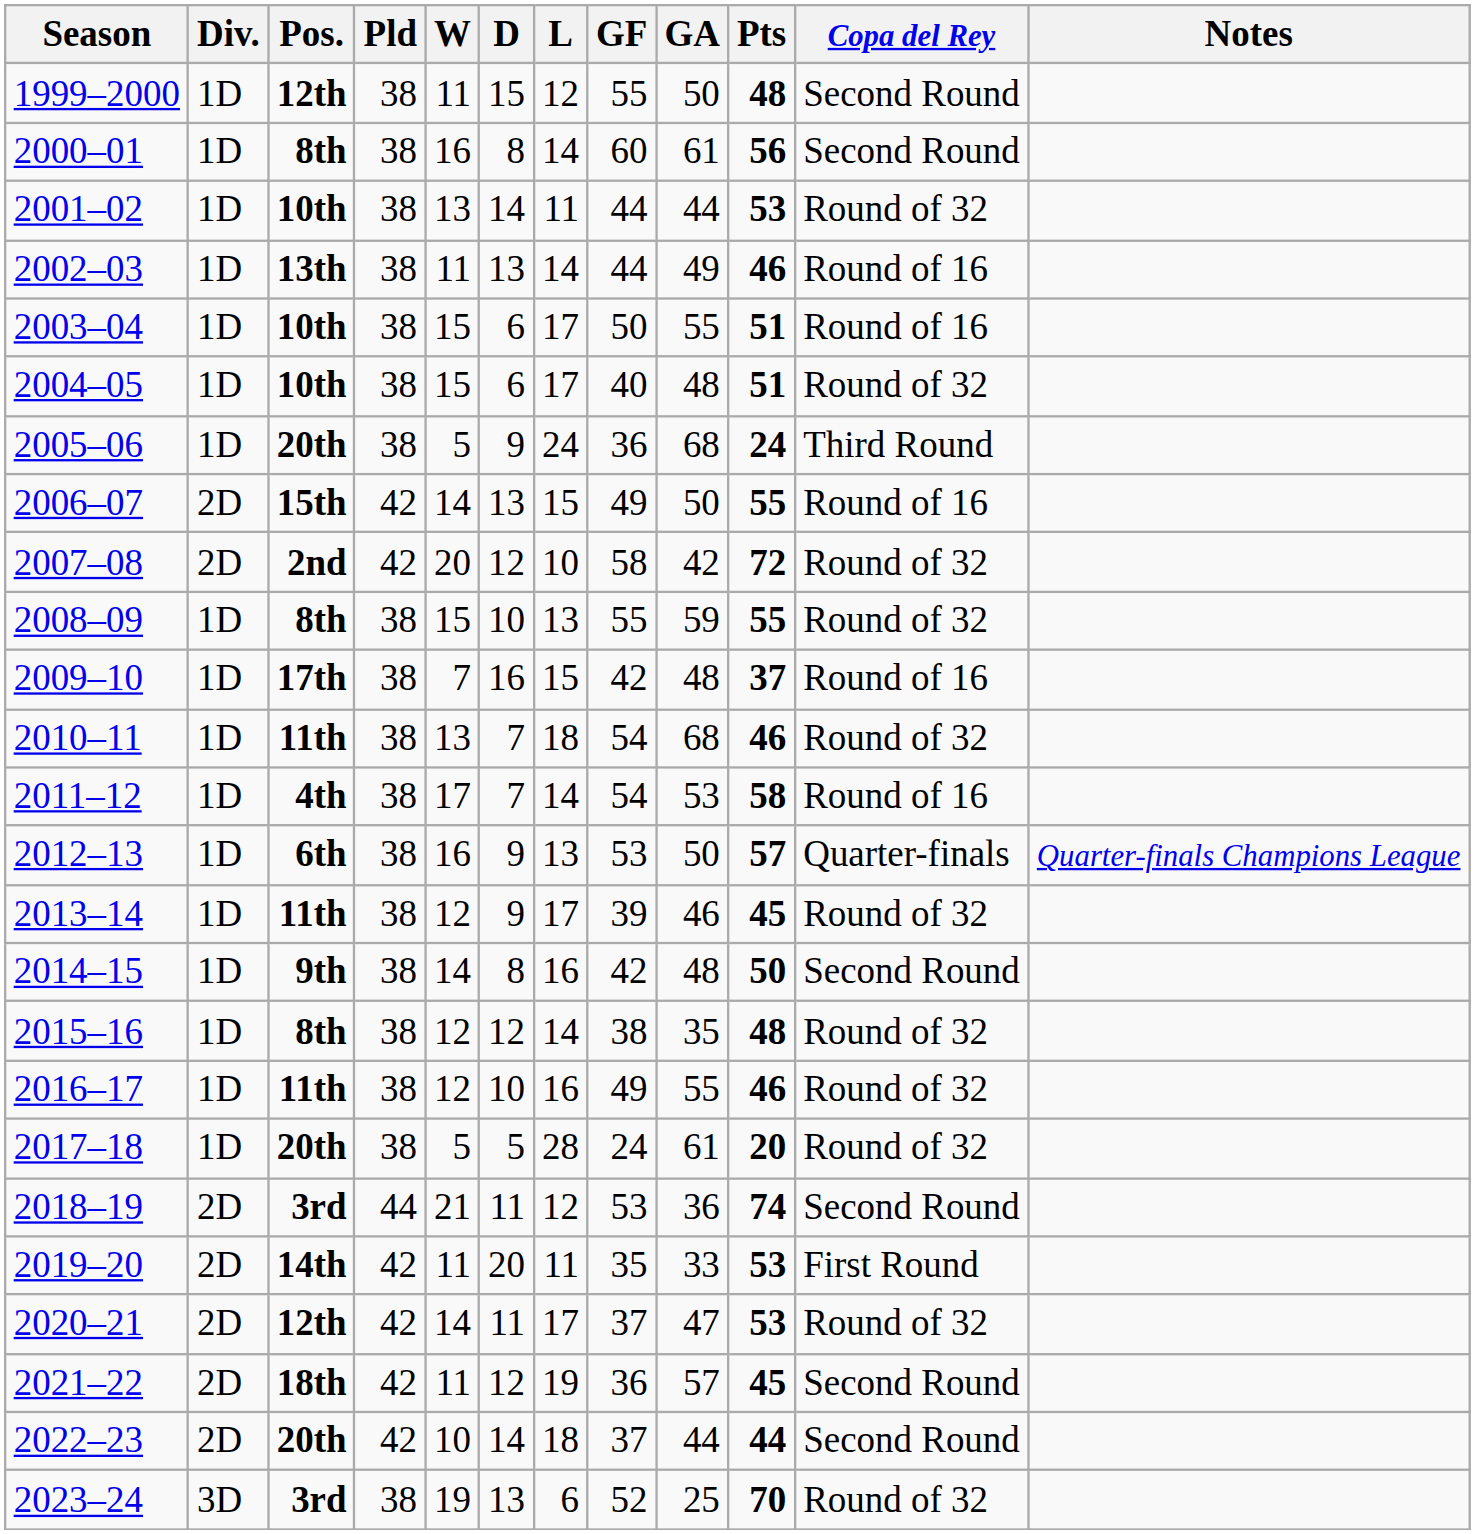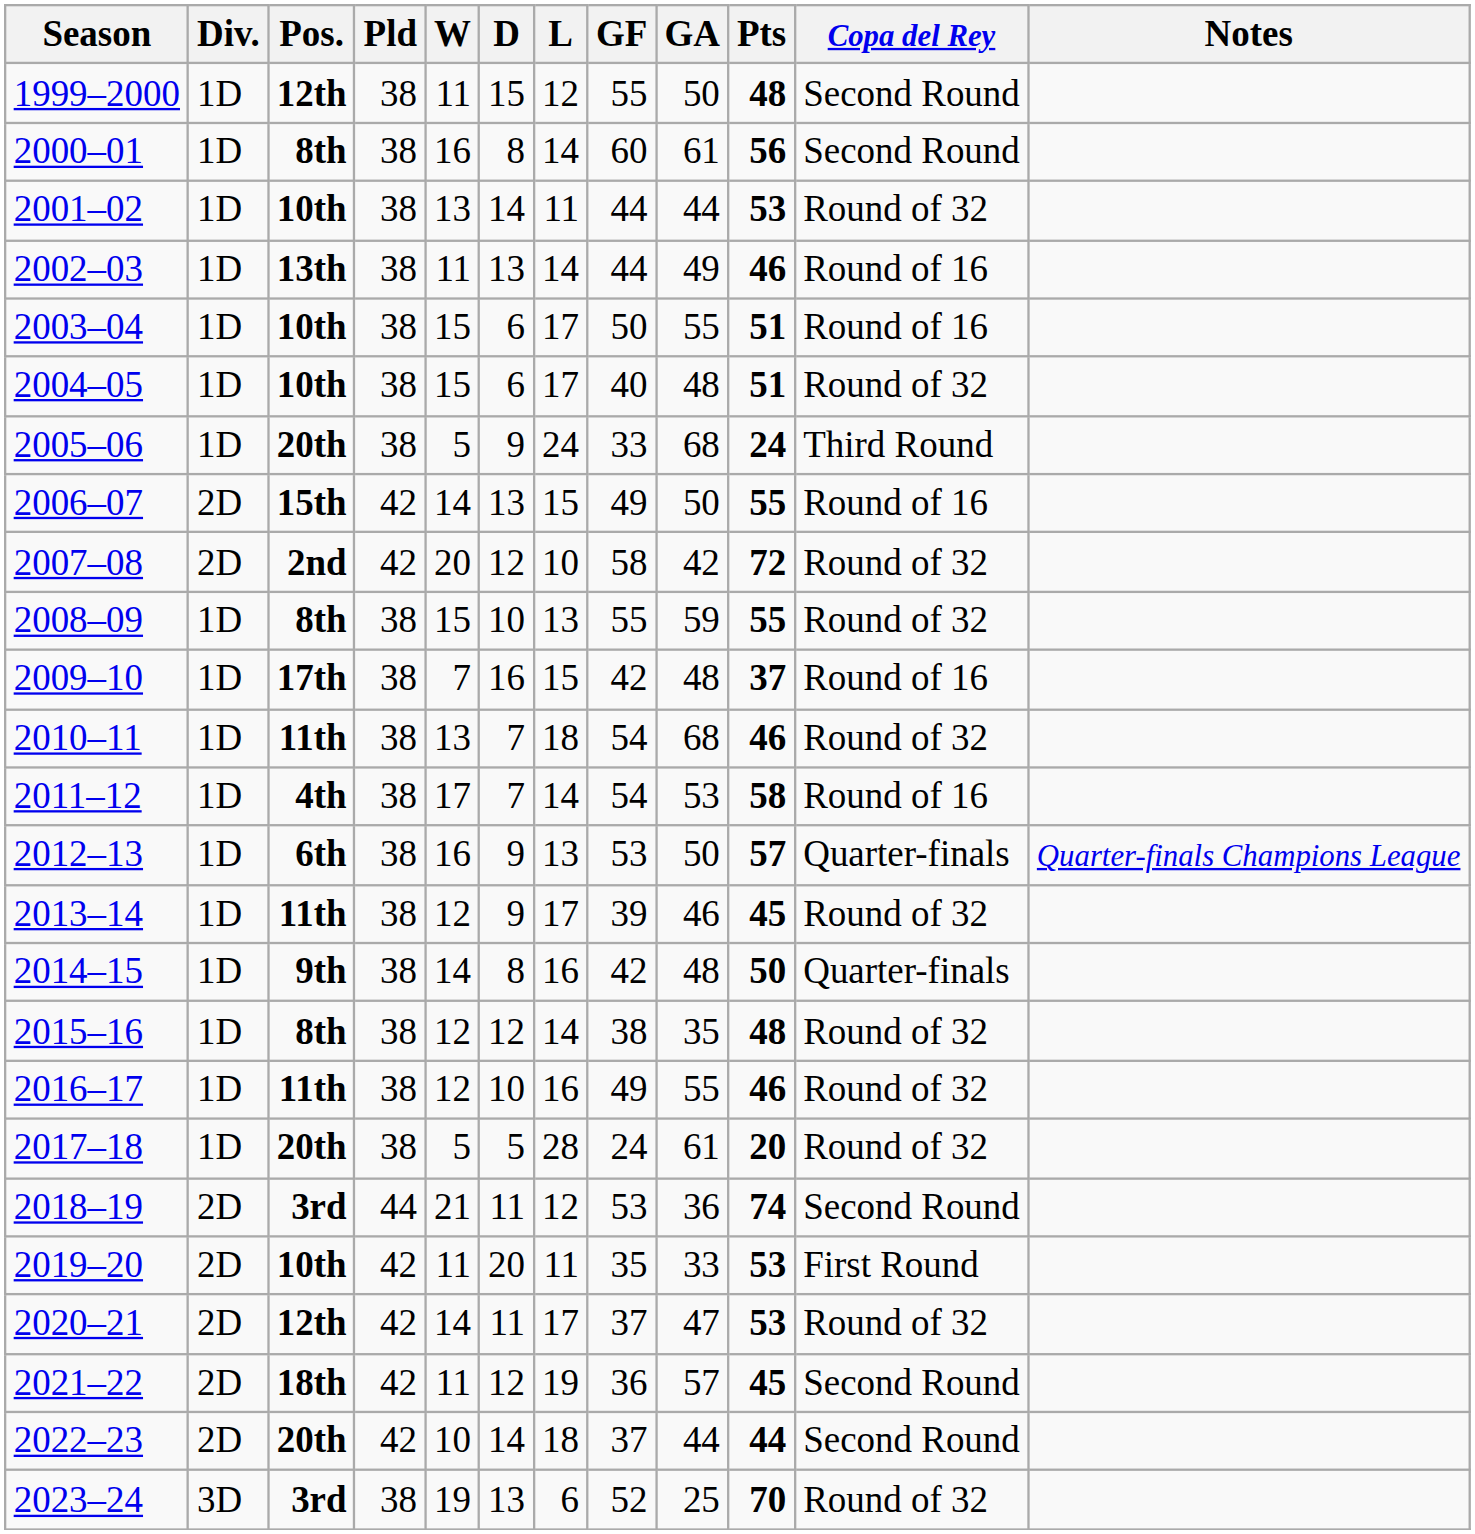(629, 444) 36 -> (629, 444) 33
(912, 971) Second Round -> (906, 971) Quarter-finals
(312, 1264) 14th -> (312, 1264) 10th
